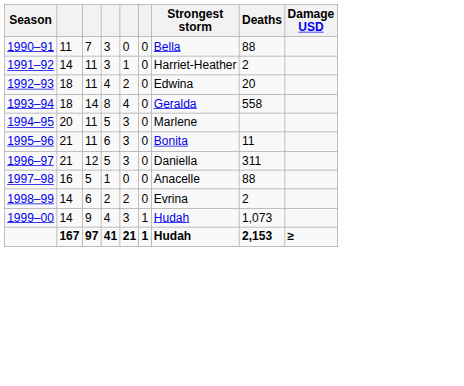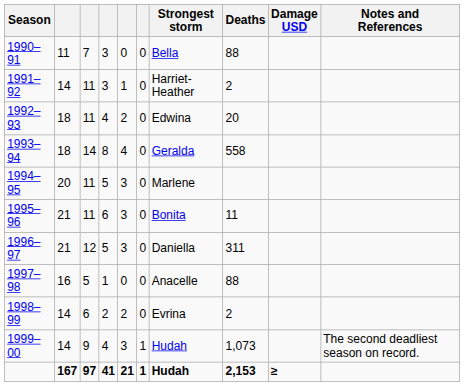+ column: (390, 20)
